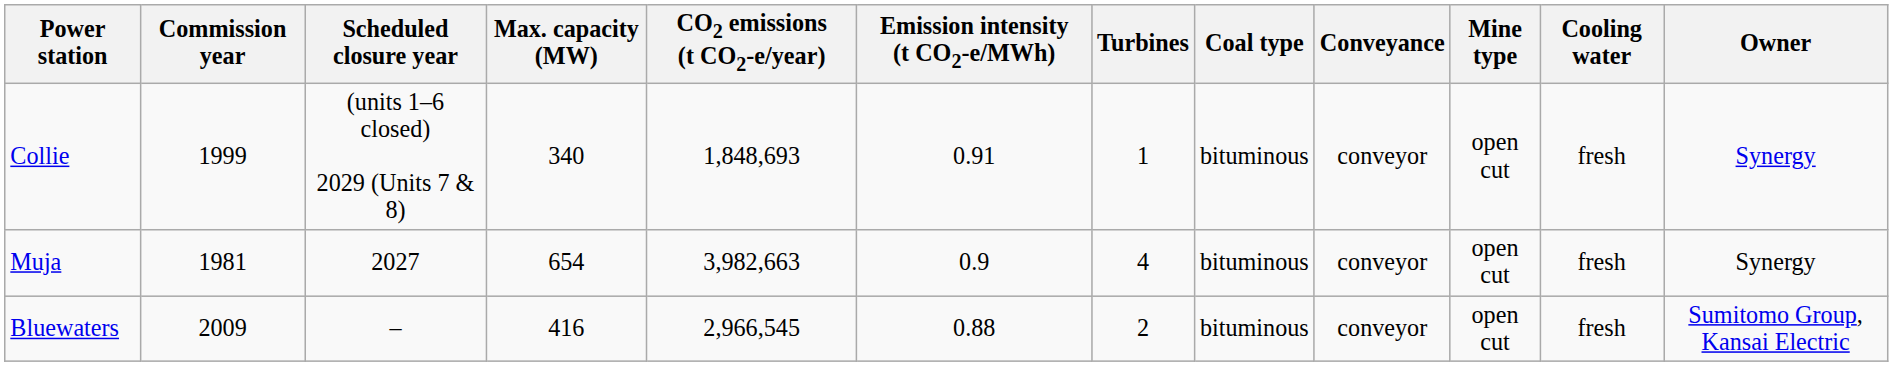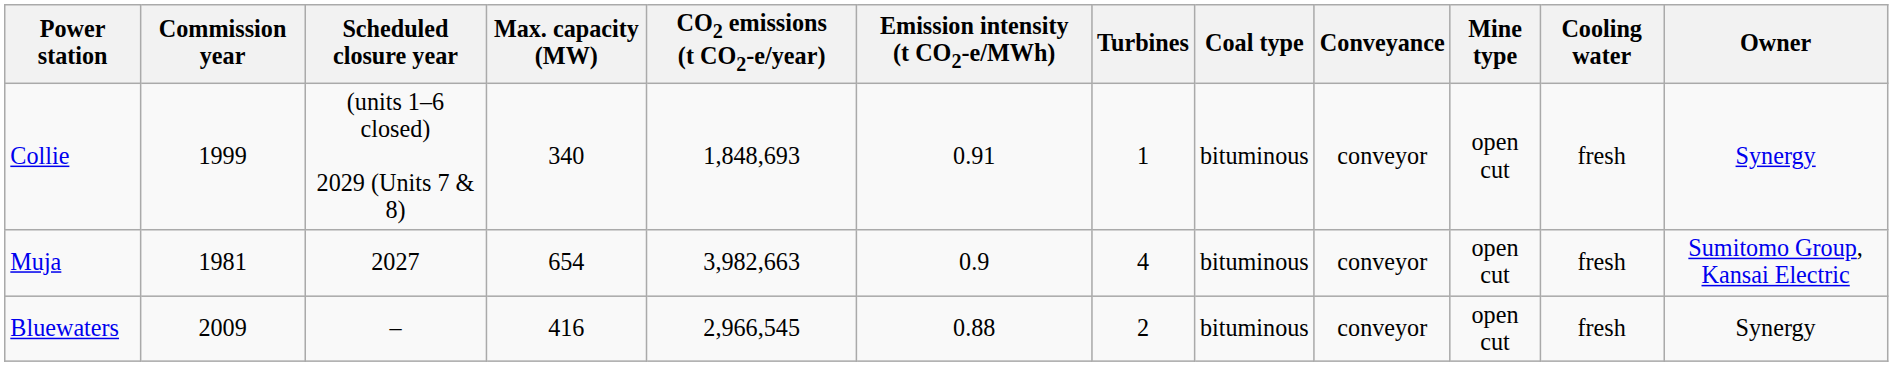(1776, 262) Synergy -> (1776, 262) Sumitomo Group, Kansai Electric
(1776, 327) Sumitomo Group, Kansai Electric -> (1776, 327) Synergy
